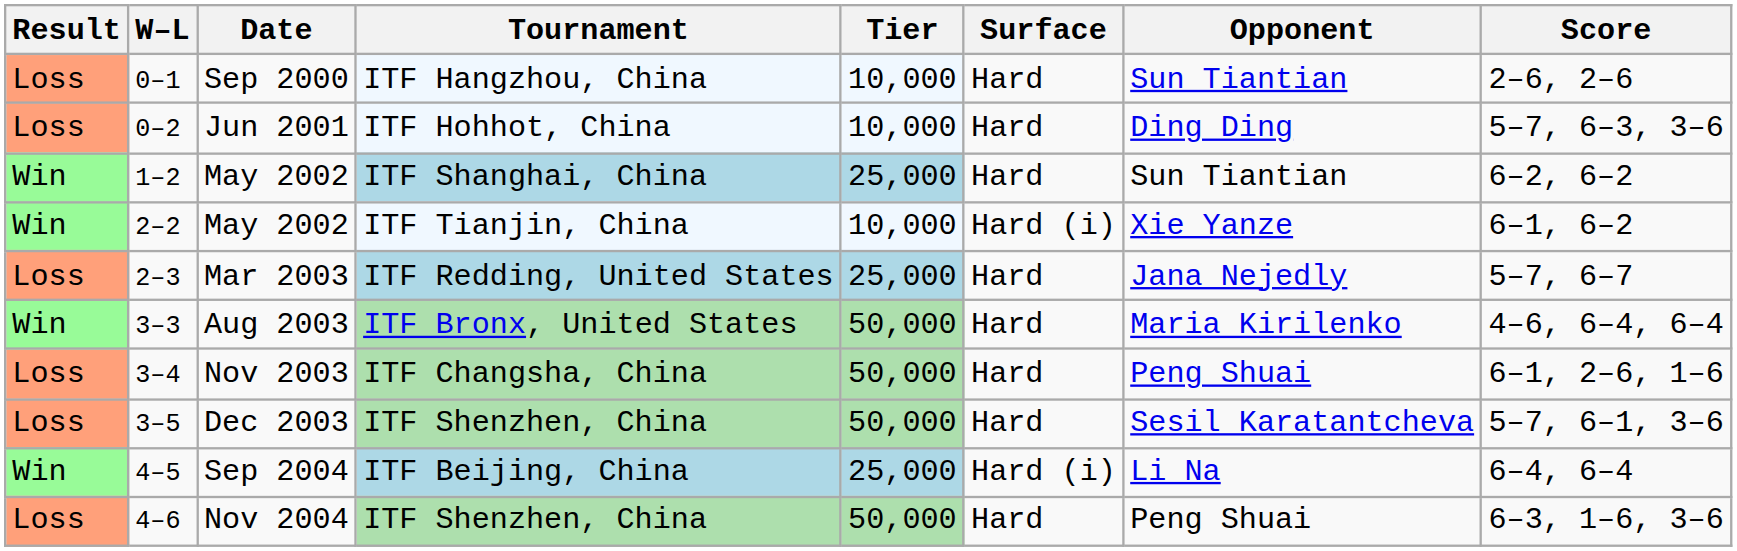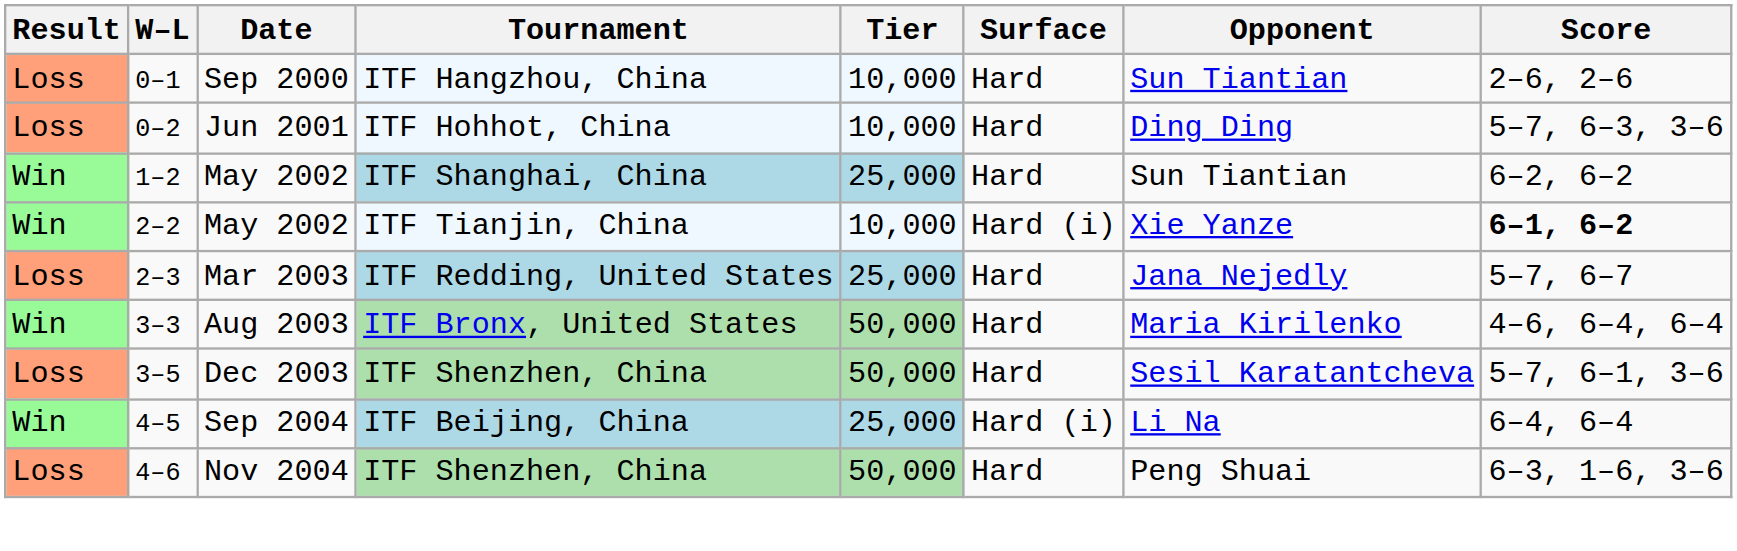(1561, 226) normal -> (1561, 226) bold
- row: (276, 374)
